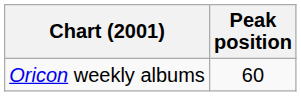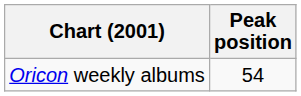(253, 74) 60 -> (253, 74) 54
